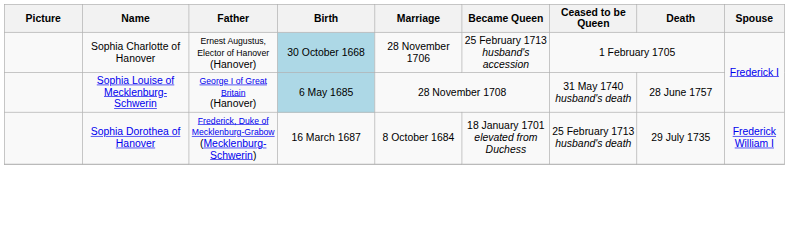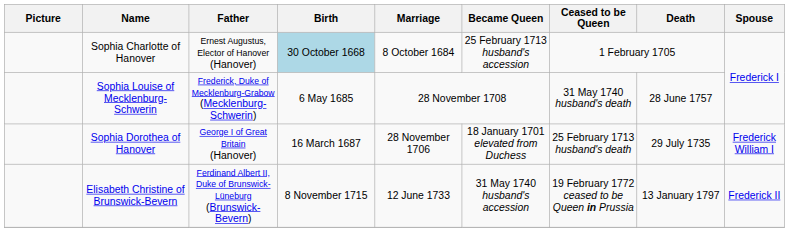(418, 52) 28 November 1706 -> (418, 52) 8 October 1684
(233, 93) George I of Great Britain (Hanover) -> (233, 99) Frederick, Duke of Mecklenburg-Grabow (Mecklenburg-Schwerin)
(326, 92) lightblue background -> (326, 98) no background
(233, 138) Frederick, Duke of Mecklenburg-Grabow (Mecklenburg-Schwerin) -> (233, 144) George I of Great Britain (Hanover)
(418, 138) 8 October 1684 -> (418, 144) 28 November 1706
+ row: (136, 195)
